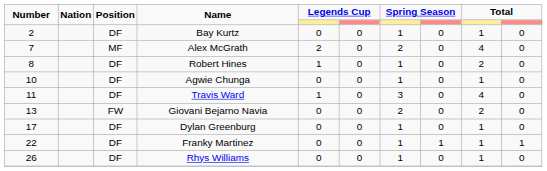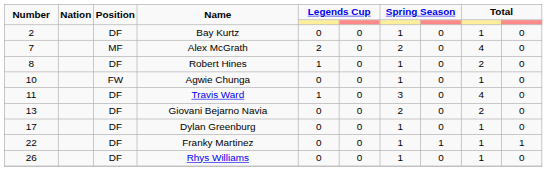(115, 79) DF -> (115, 79) FW
(115, 111) FW -> (115, 111) DF
